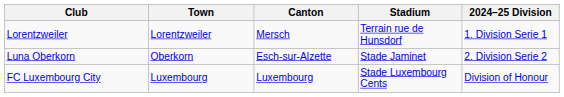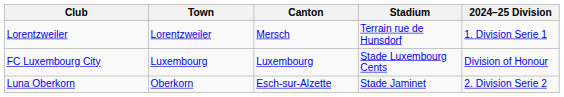rows swapped: (41, 56) <-> (54, 78)
